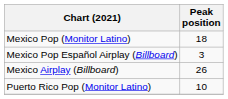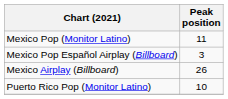(201, 39) 18 -> (201, 39) 11
